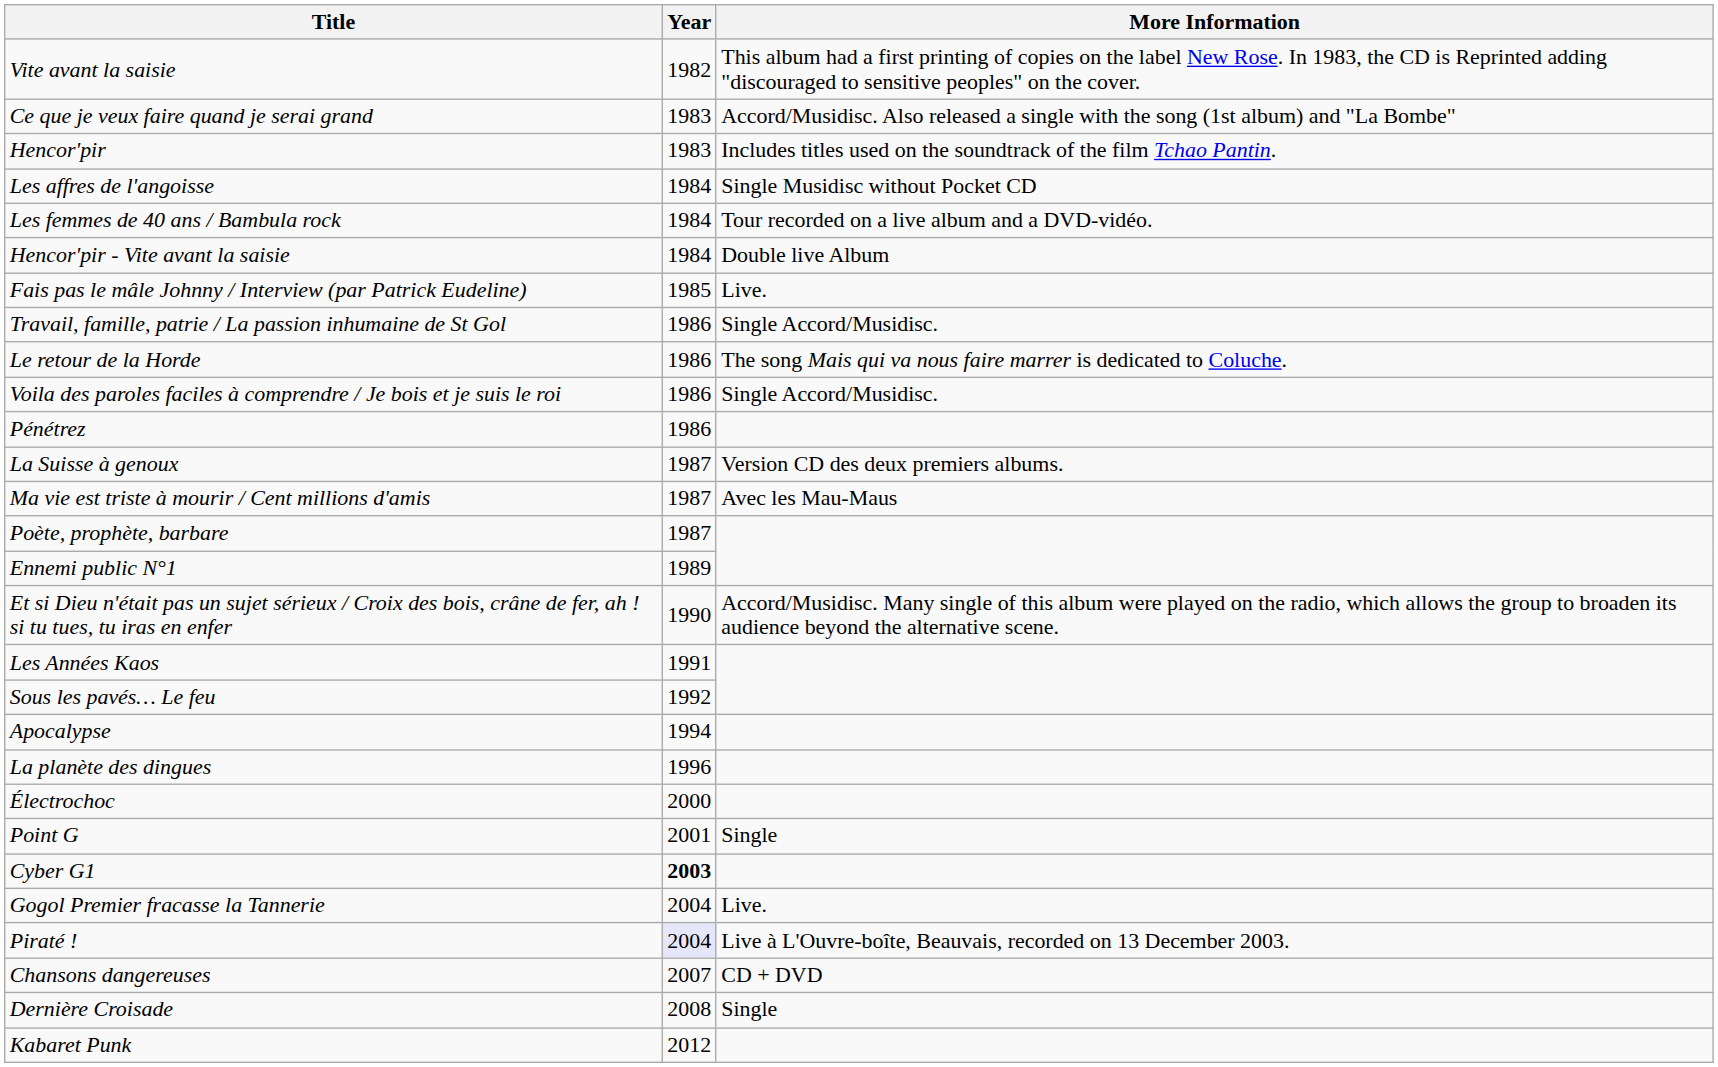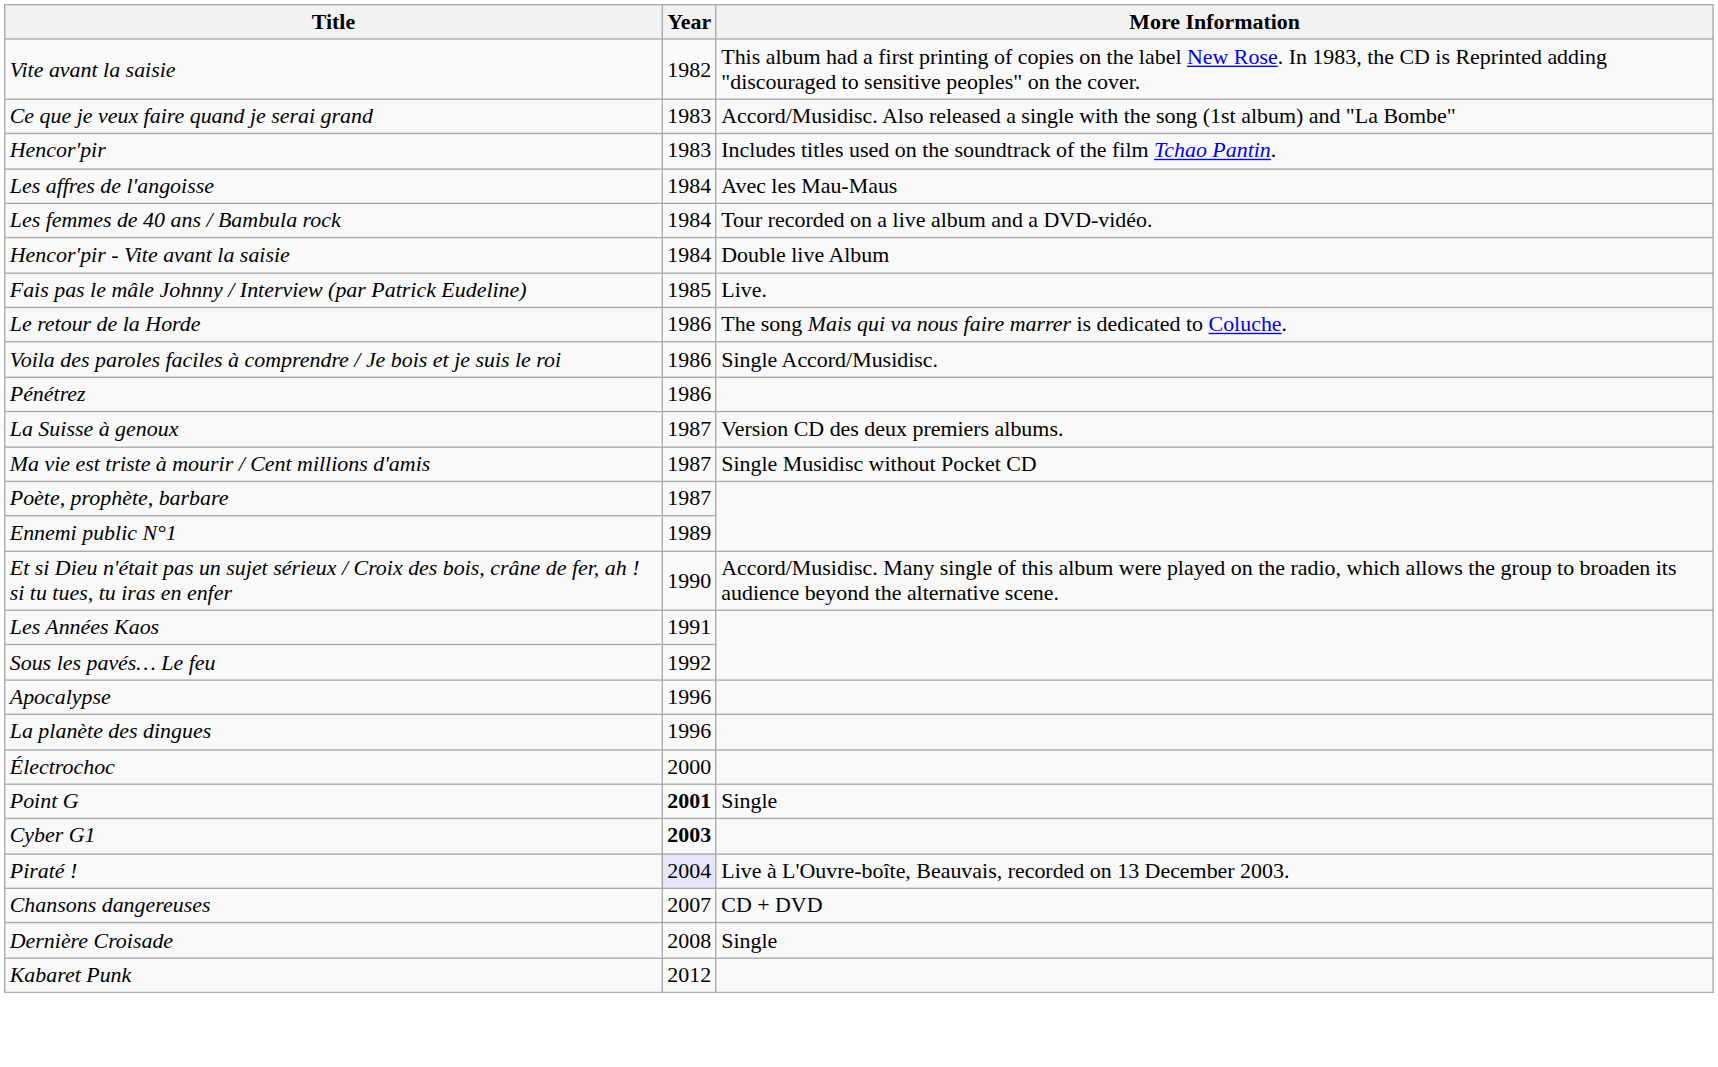(879, 185) Single Musidisc without Pocket CD -> (809, 185) Avec les Mau-Maus
- row: (258, 324)
(809, 498) Avec les Mau-Maus -> (879, 463) Single Musidisc without Pocket CD
(689, 731) 1994 -> (689, 696) 1996
(689, 836) normal -> (689, 801) bold
- row: (167, 905)
